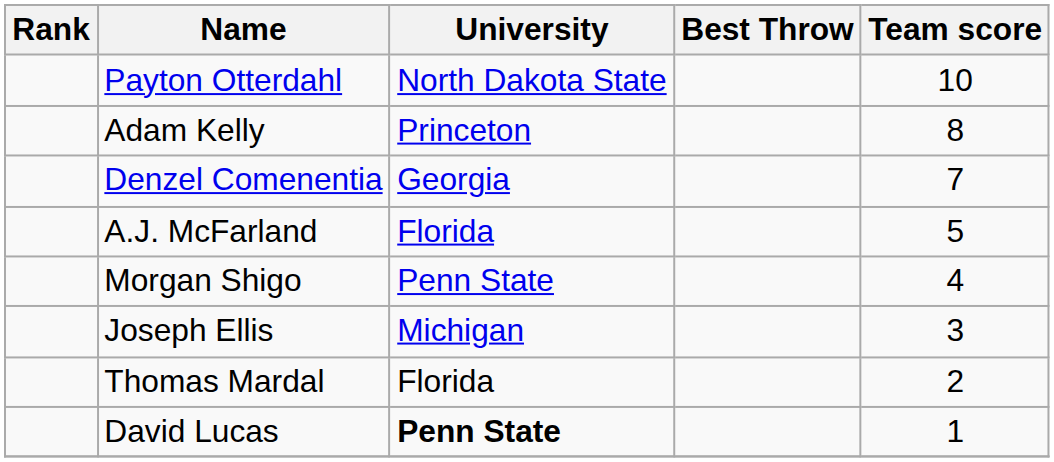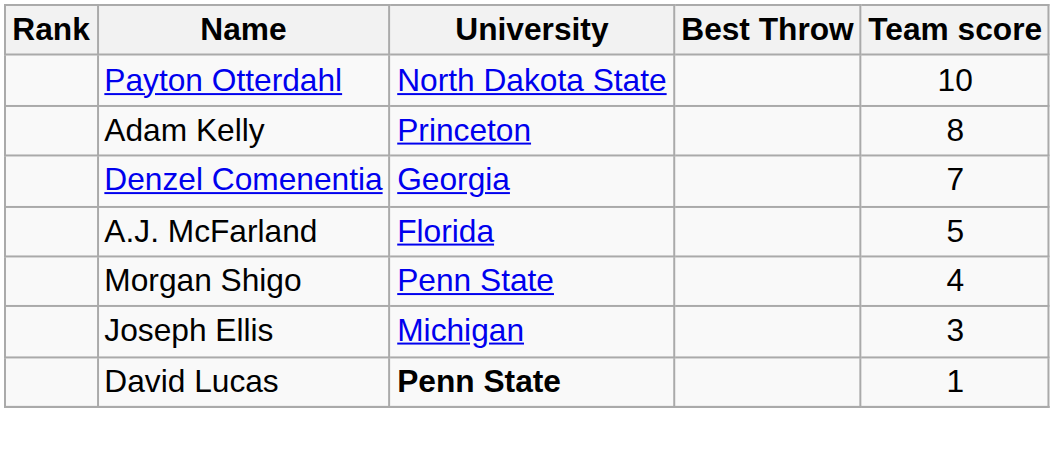- row: (214, 381)
